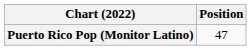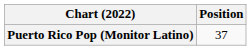(221, 34) 47 -> (221, 34) 37
